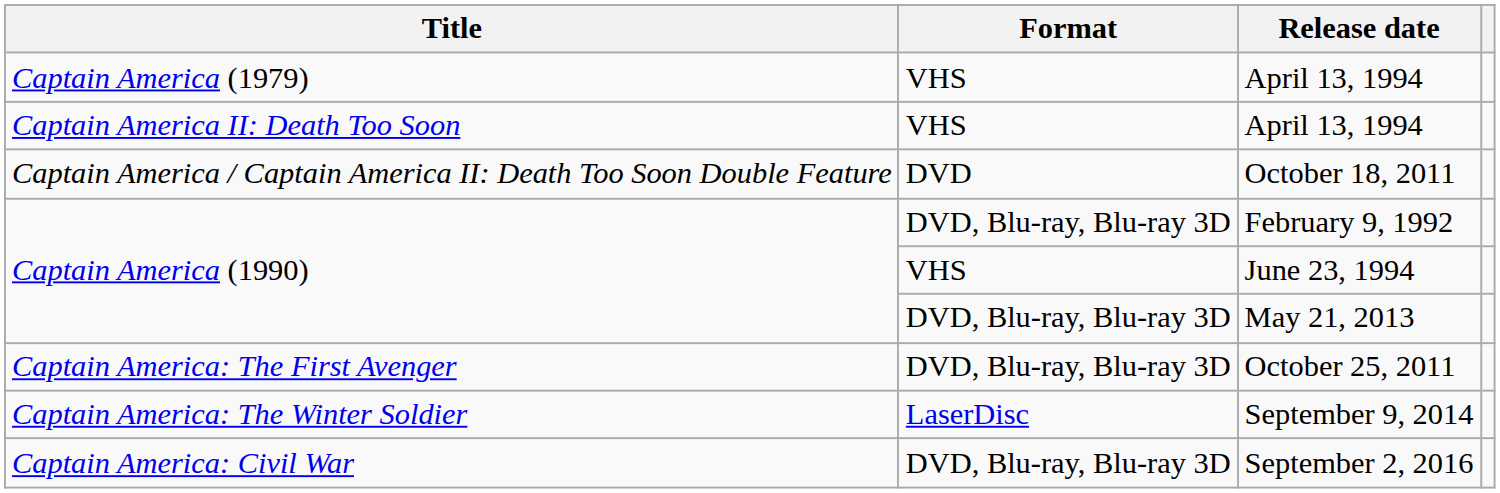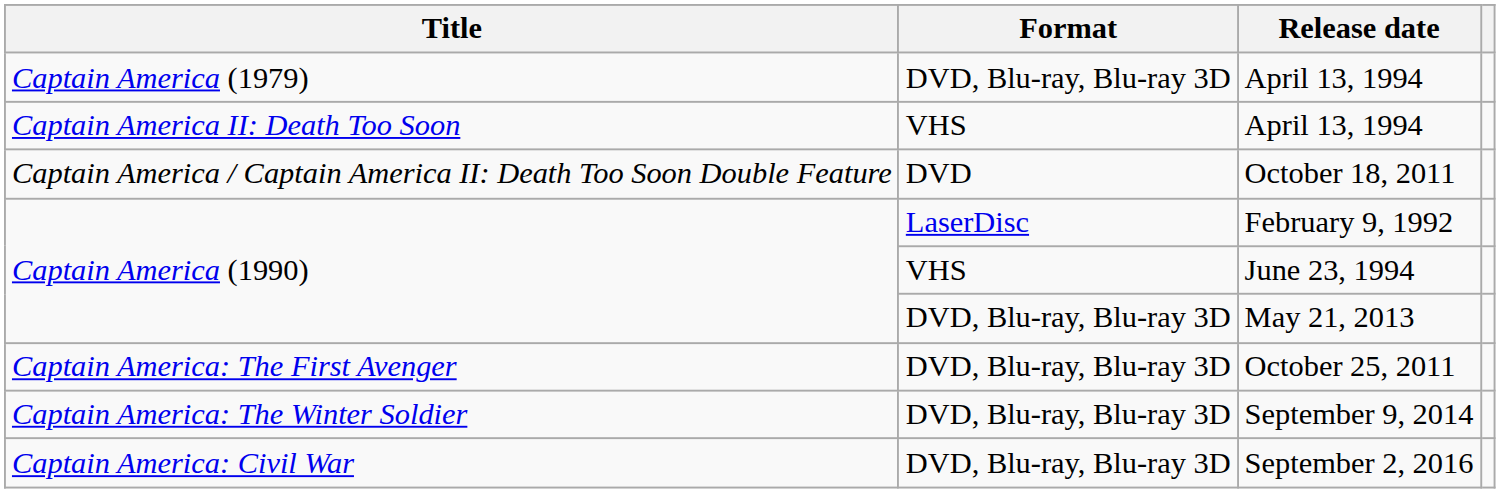(936, 76) VHS -> (1068, 76) DVD, Blu-ray, Blu-ray 3D
(1068, 221) DVD, Blu-ray, Blu-ray 3D -> (967, 221) LaserDisc
(967, 414) LaserDisc -> (1068, 414) DVD, Blu-ray, Blu-ray 3D
